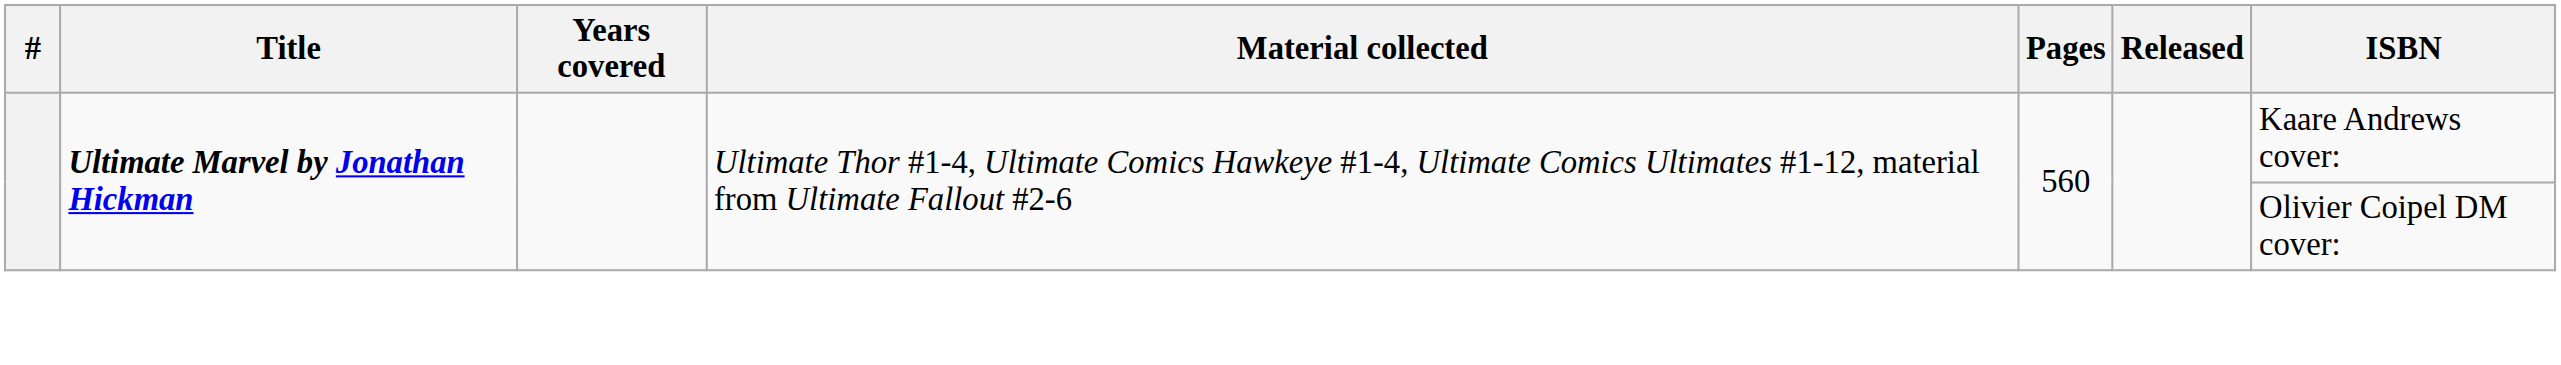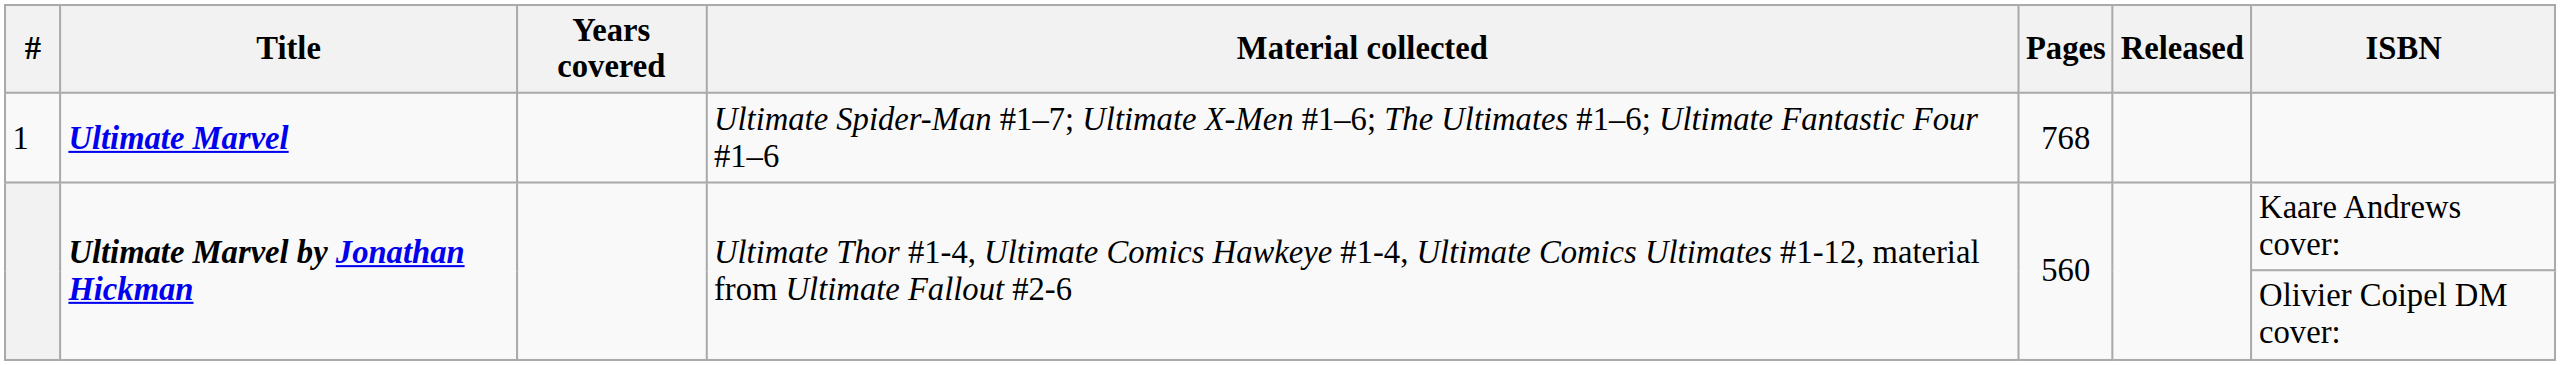+ row: (21, 137)
